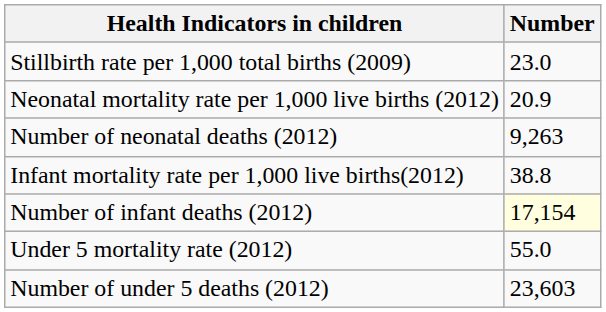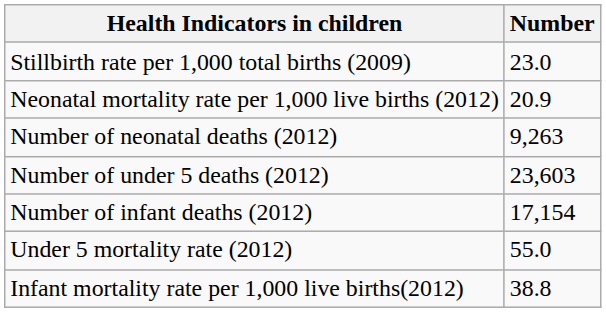rows swapped: (237, 174) <-> (169, 288)
(543, 212) lightyellow background -> (543, 212) no background
